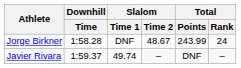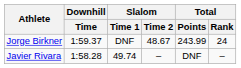(86, 42) 1:58.28 -> (86, 42) 1:59.37
(86, 56) 1:59.37 -> (86, 56) 1:58.28
